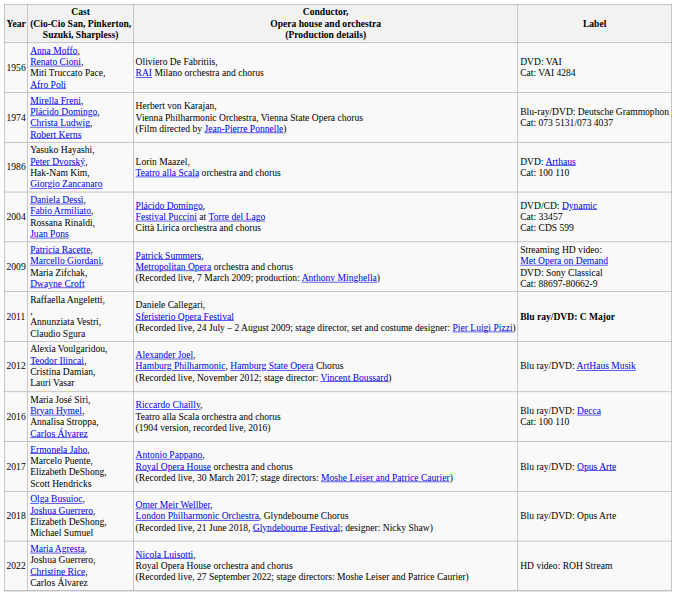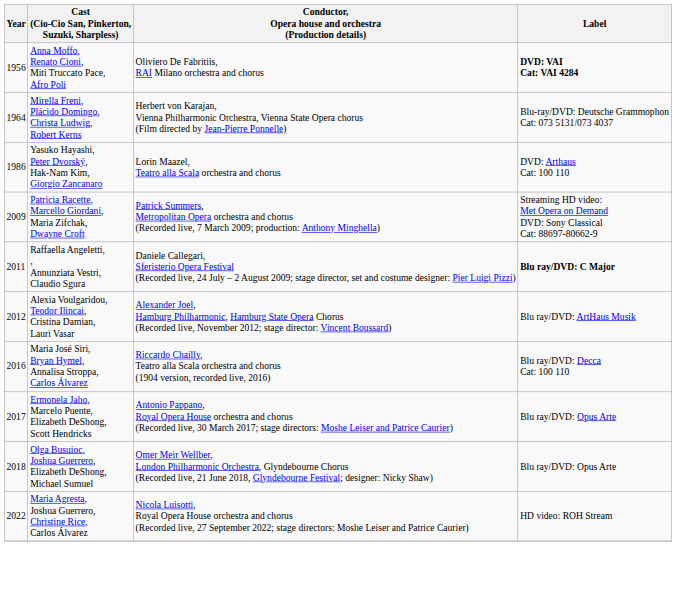(548, 68) normal -> (549, 68) bold
(16, 117) 1974 -> (16, 117) 1964
- row: (63, 217)
